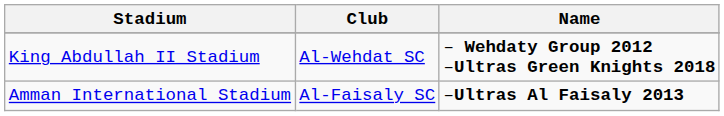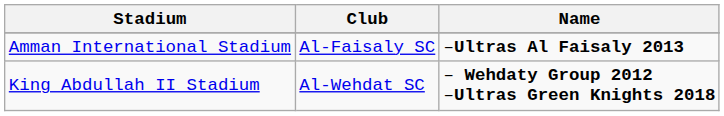rows swapped: (150, 96) <-> (134, 57)
